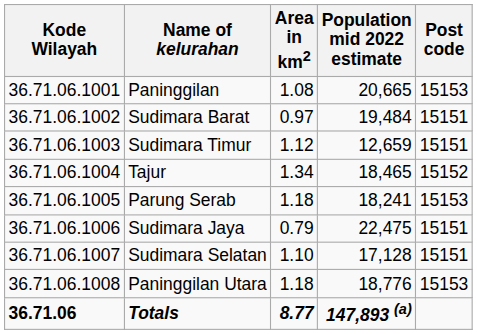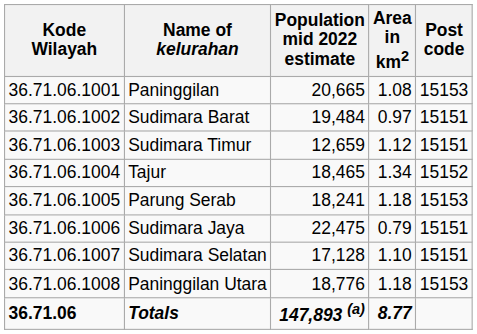columns swapped: (294, 40) <-> (367, 40)
